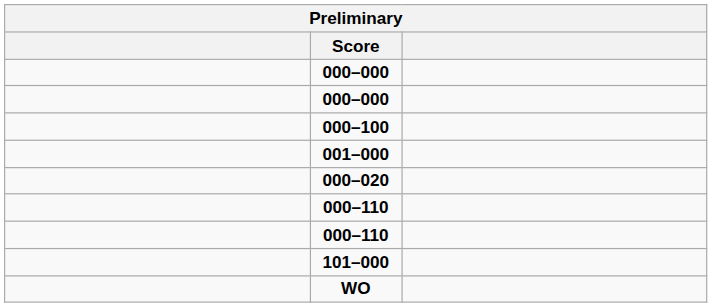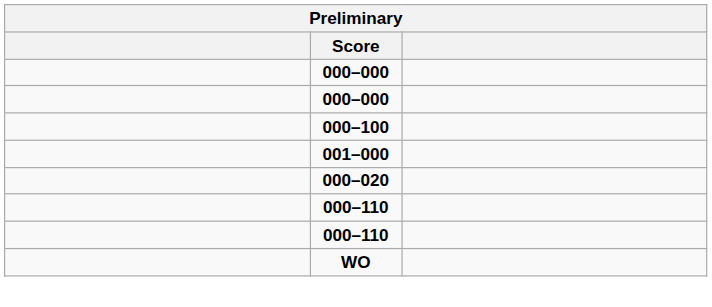- row: (157, 262)
